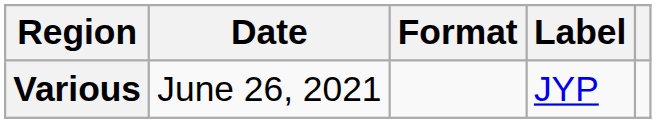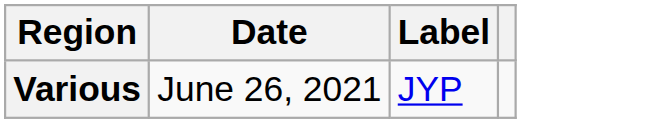- column: (458, 32)
